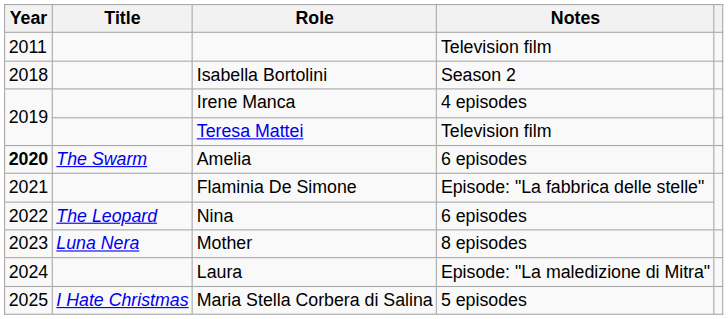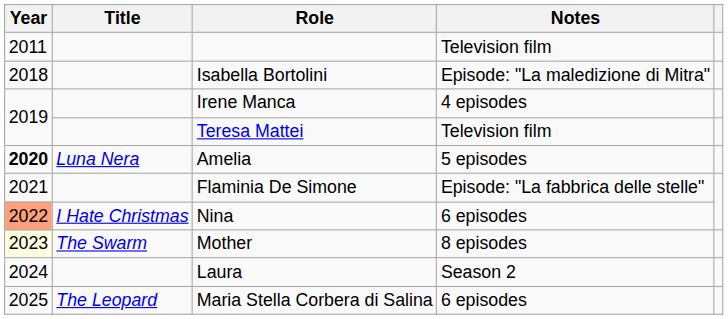(478, 74) Season 2 -> (576, 74) Episode: "La maledizione di Mitra"
(102, 159) The Swarm -> (98, 159) Luna Nera
(484, 159) 6 episodes -> (484, 159) 5 episodes
(28, 215) no background -> (28, 215) lightsalmon background
(107, 215) The Leopard -> (122, 215) I Hate Christmas
(28, 243) no background -> (28, 243) lightyellow background
(98, 243) Luna Nera -> (102, 243) The Swarm
(576, 272) Episode: "La maledizione di Mitra" -> (478, 272) Season 2
(122, 300) I Hate Christmas -> (107, 300) The Leopard
(484, 300) 5 episodes -> (484, 300) 6 episodes
